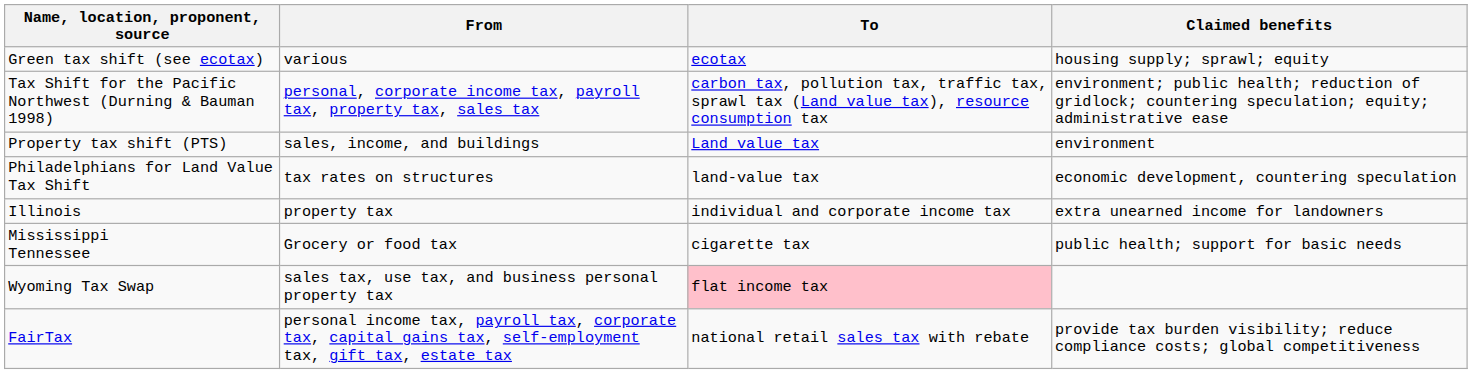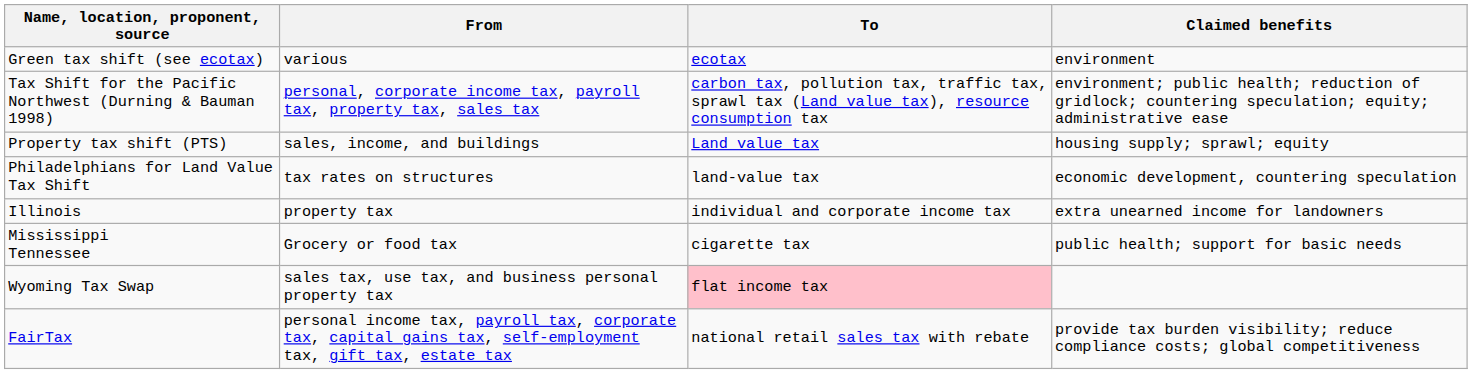(1192, 59) housing supply; sprawl; equity -> (1105, 59) environment
(1105, 144) environment -> (1192, 144) housing supply; sprawl; equity
